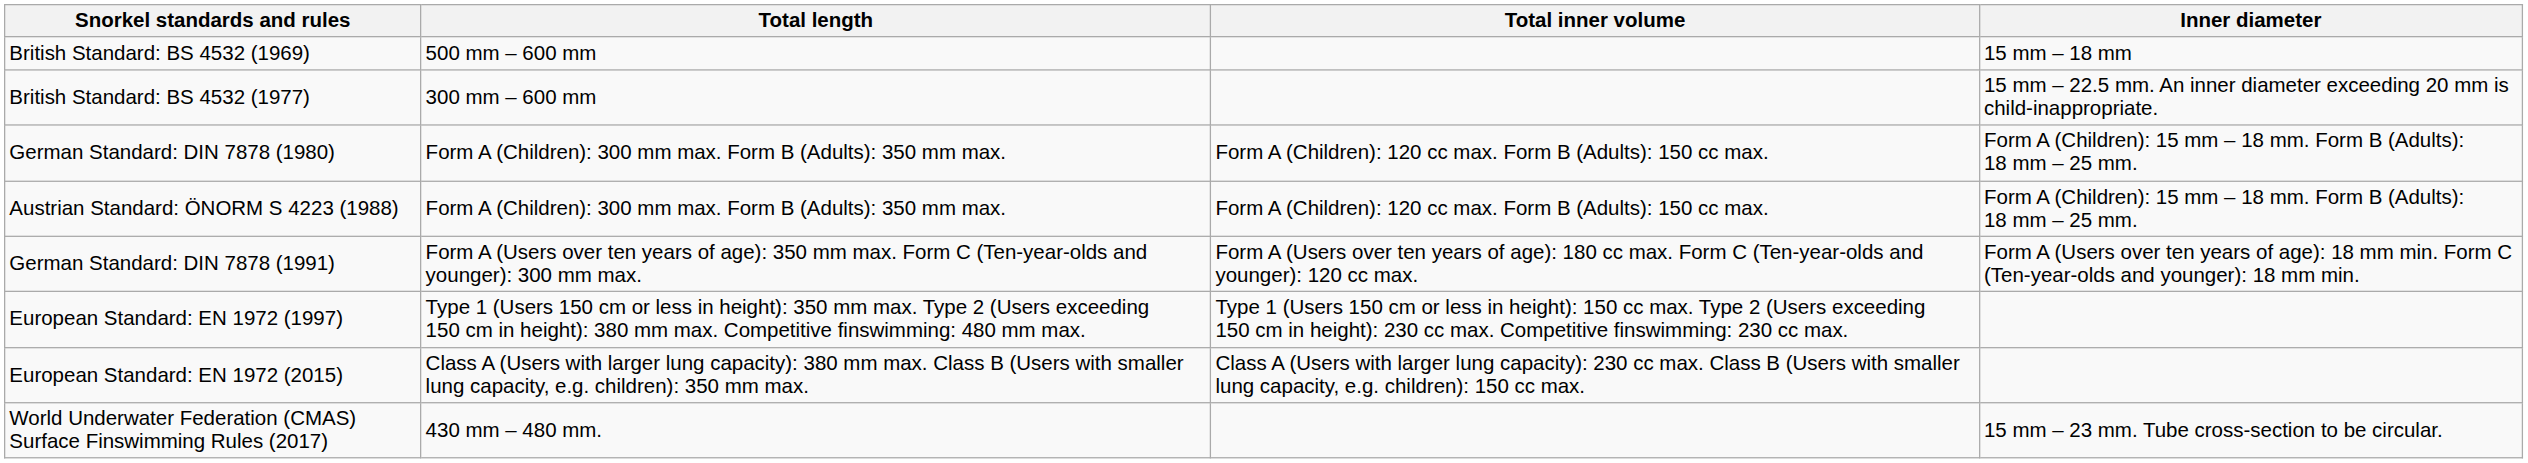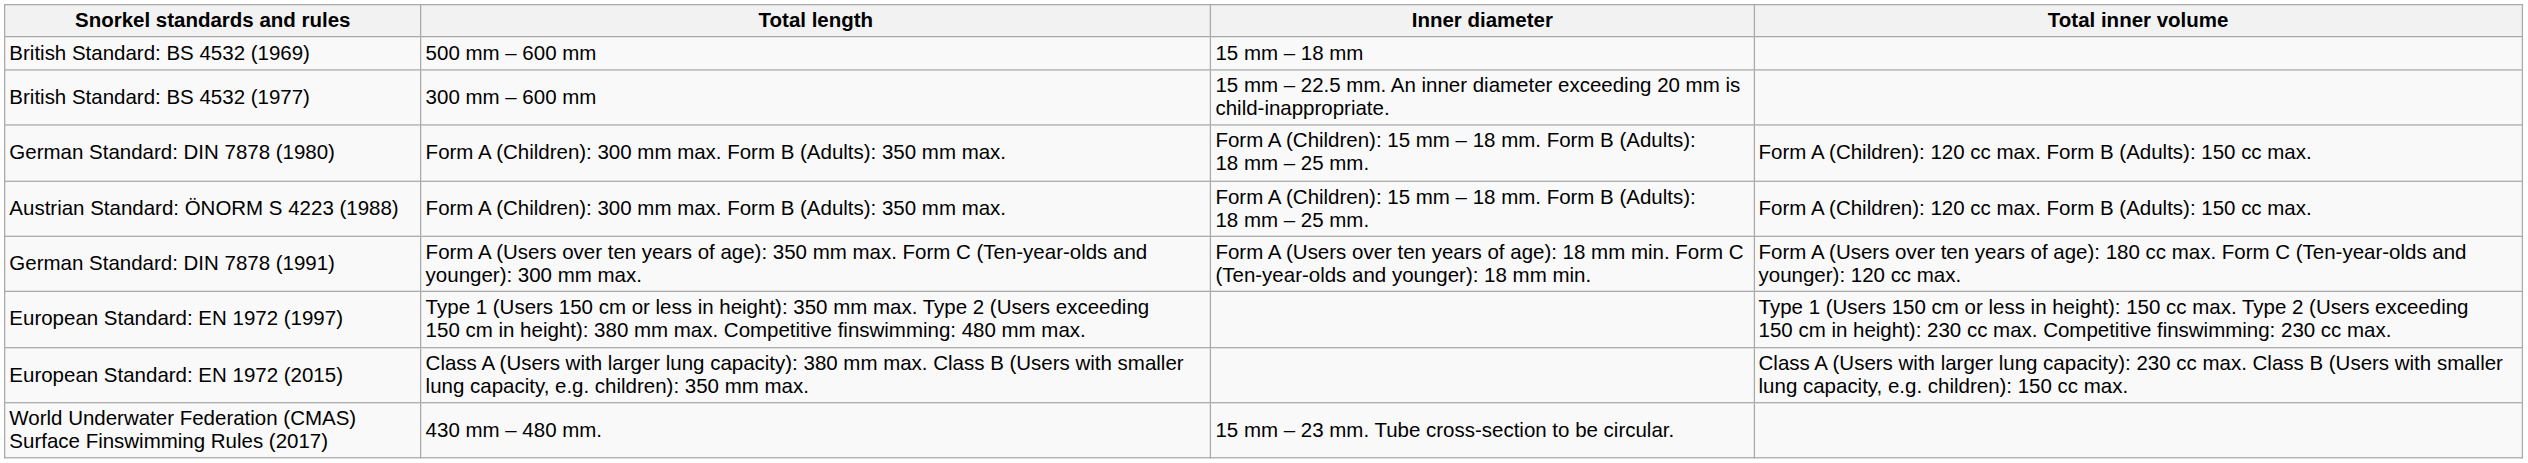columns swapped: (2251, 20) <-> (1595, 20)
